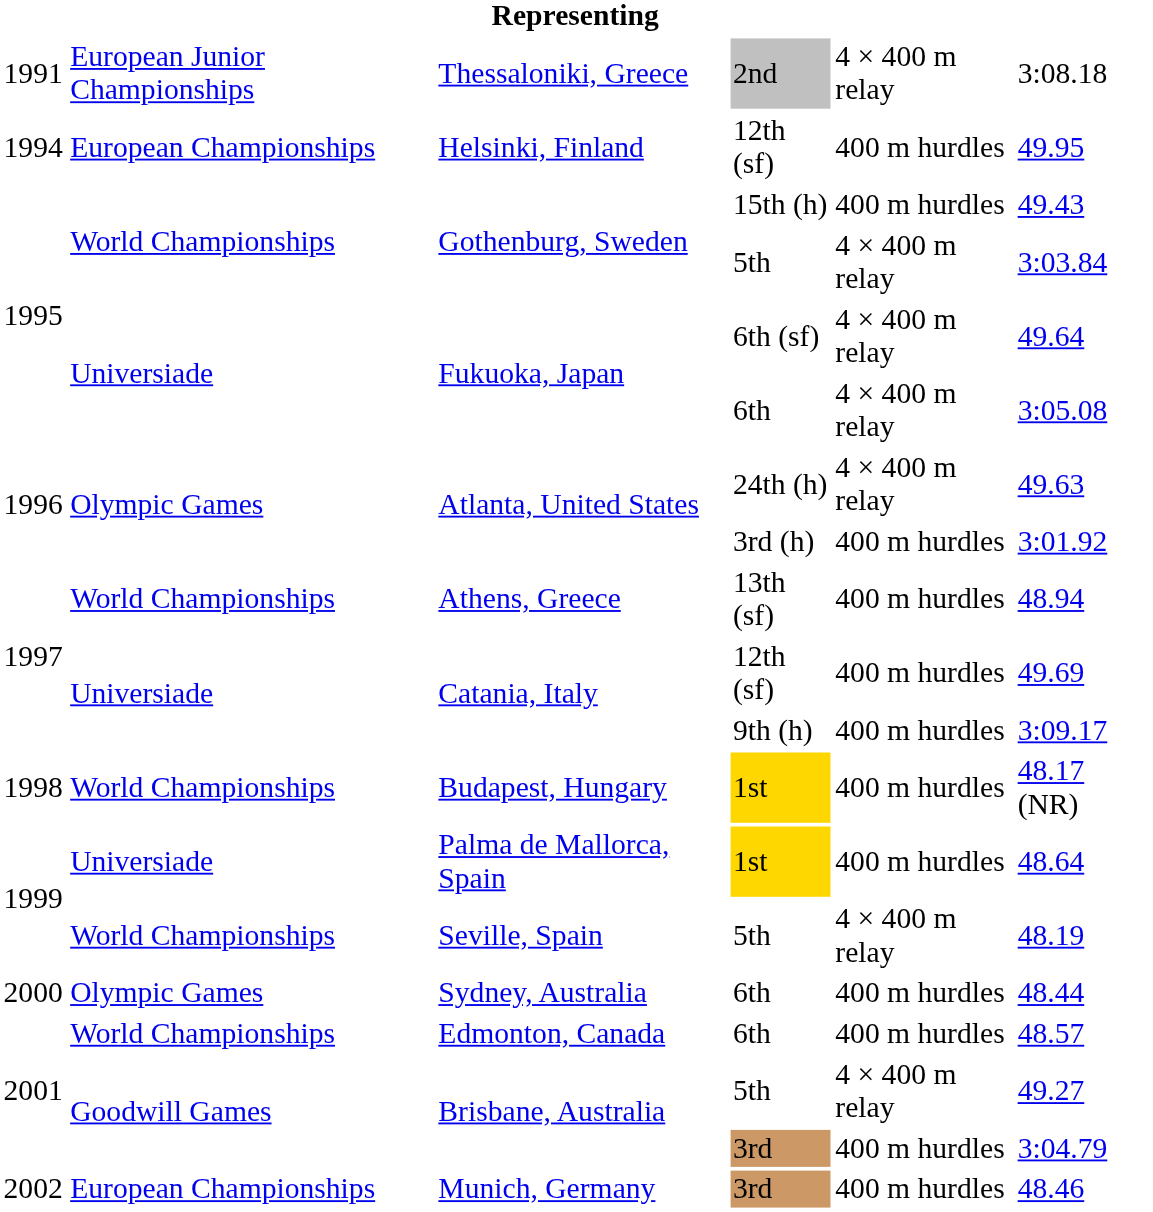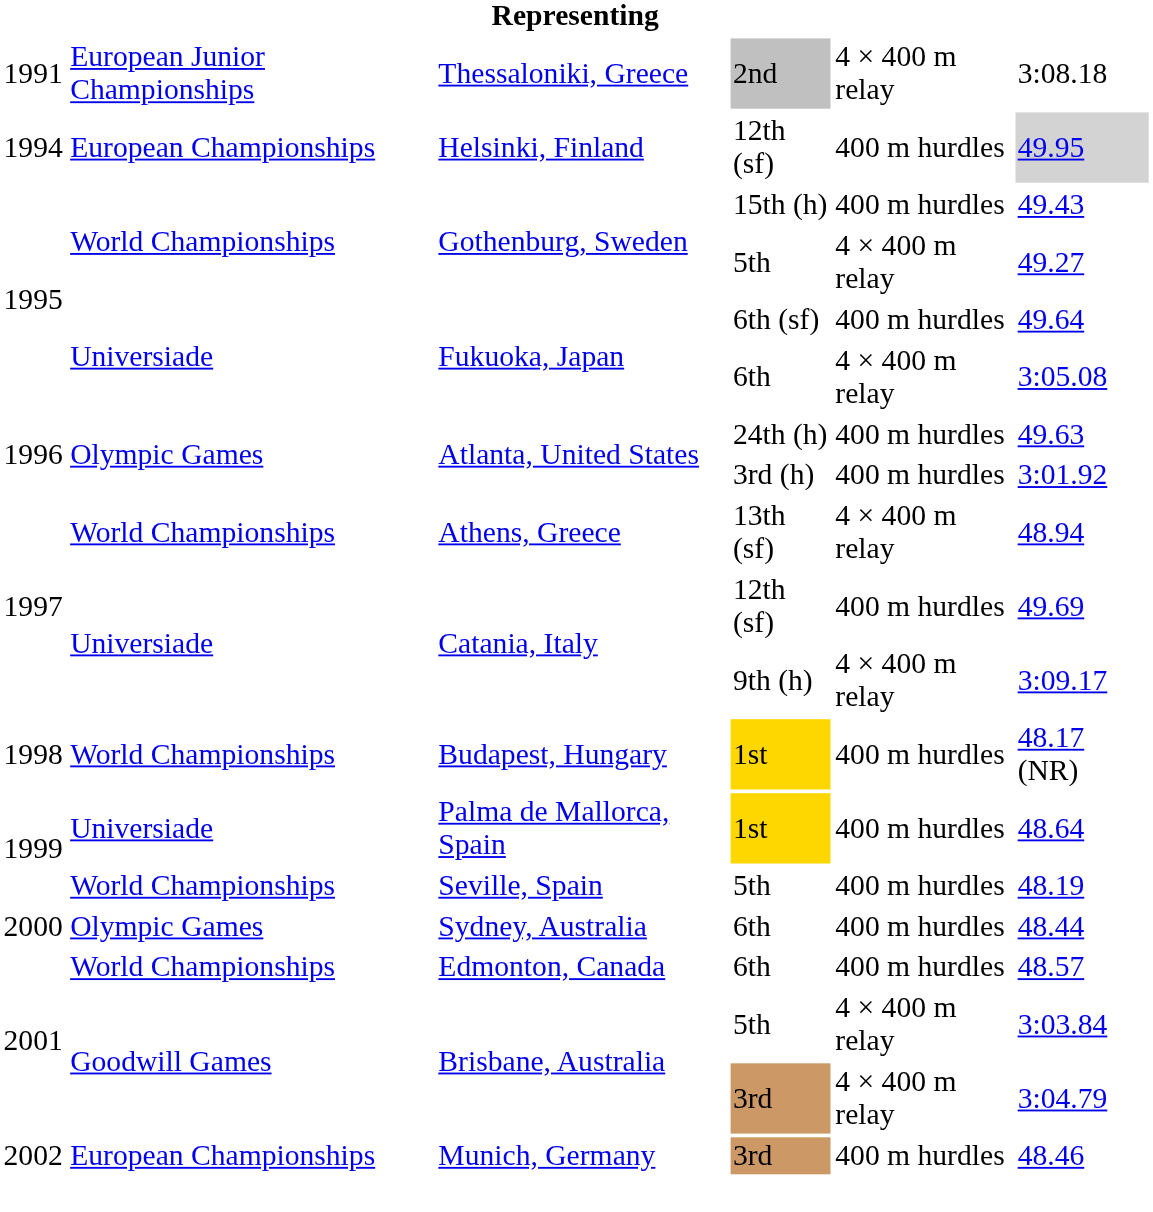(1051, 147) no background -> (1051, 147) lightgrey background
(1062, 261) 3:03.84 -> (1051, 261) 49.27
(896, 335) 4 × 400 m relay -> (920, 319) 400 m hurdles
(896, 483) 4 × 400 m relay -> (920, 433) 400 m hurdles
(920, 598) 400 m hurdles -> (896, 531) 4 × 400 m relay
(920, 729) 400 m hurdles -> (896, 679) 4 × 400 m relay
(896, 935) 4 × 400 m relay -> (920, 885) 400 m hurdles
(1051, 1090) 49.27 -> (1062, 1024) 3:03.84
(920, 1147) 400 m hurdles -> (896, 1098) 4 × 400 m relay
